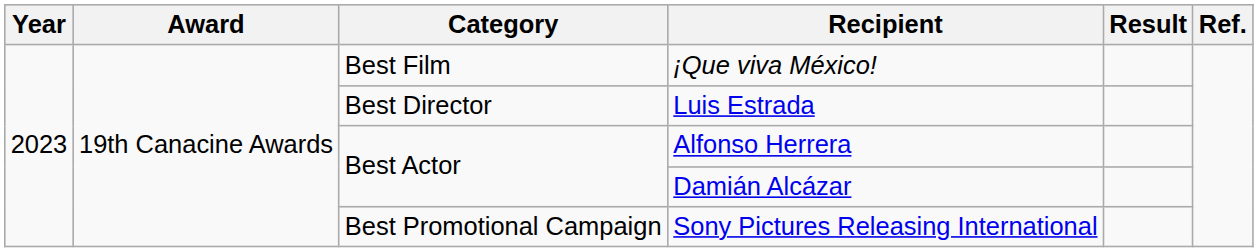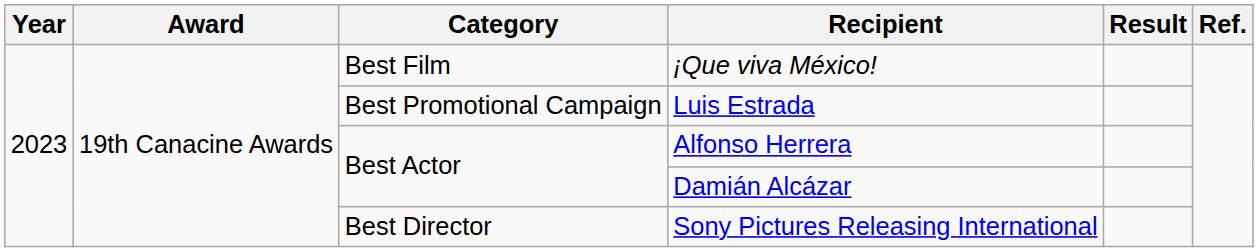(418, 105) Best Director -> (503, 105) Best Promotional Campaign
(503, 226) Best Promotional Campaign -> (418, 226) Best Director
